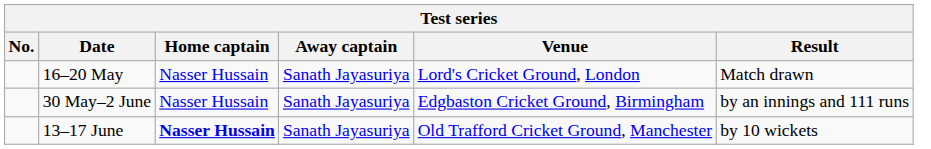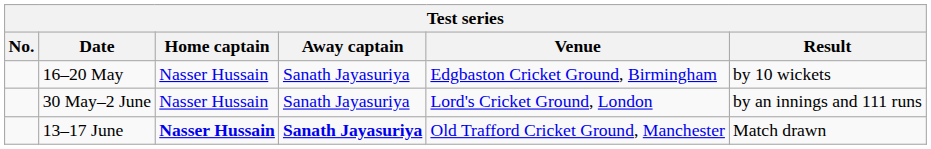(529, 74) Lord's Cricket Ground, London -> (574, 74) Edgbaston Cricket Ground, Birmingham
(767, 74) Match drawn -> (782, 74) by 10 wickets
(561, 102) Edgbaston Cricket Ground, Birmingham -> (542, 102) Lord's Cricket Ground, London
(346, 130) normal -> (353, 130) bold
(769, 130) by 10 wickets -> (780, 130) Match drawn
